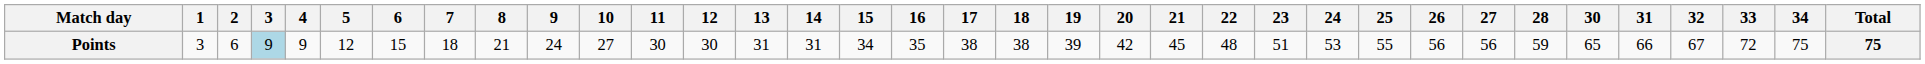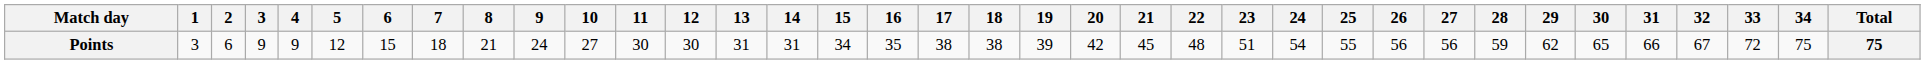+ column: (1550, 17)
(269, 44) lightblue background -> (262, 44) no background
(1333, 44) 53 -> (1298, 44) 54
